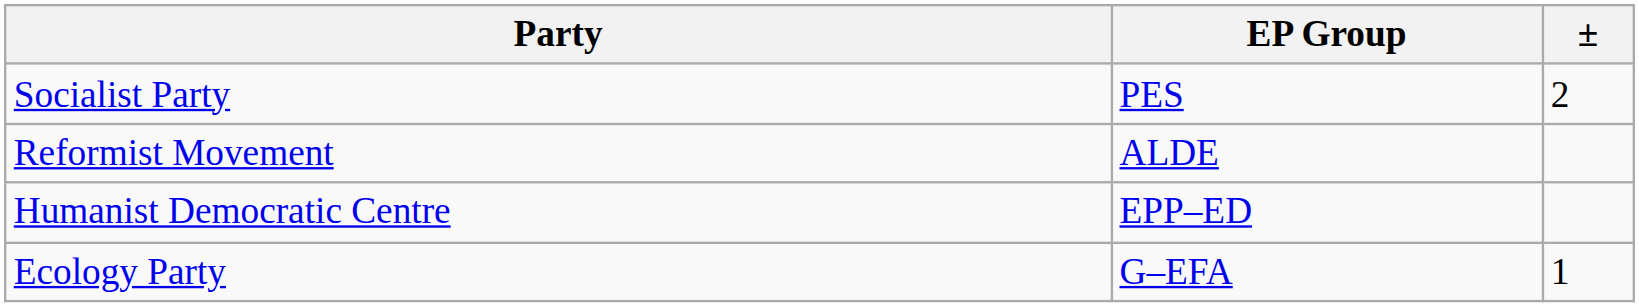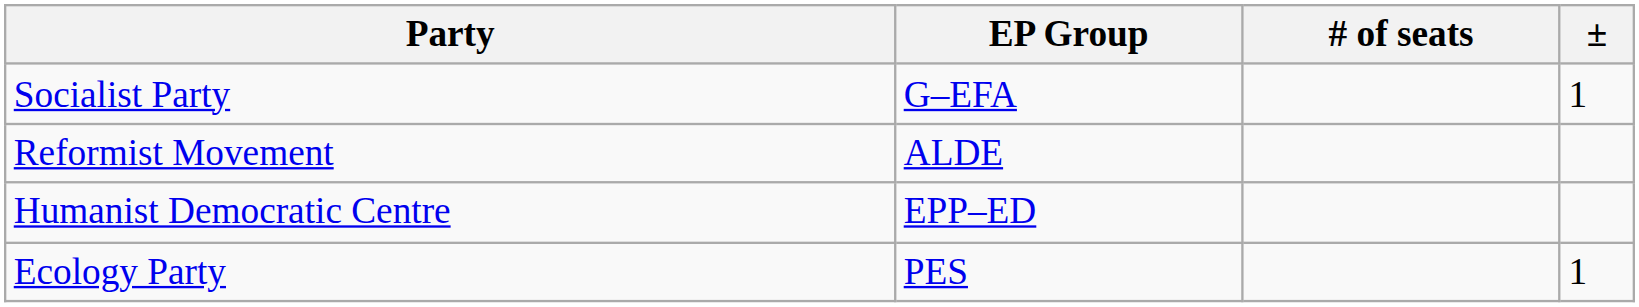+ column: (1401, 34)
(1152, 93) PES -> (960, 93) G–EFA
(1560, 93) 2 -> (1578, 93) 1
(1176, 270) G–EFA -> (936, 270) PES
